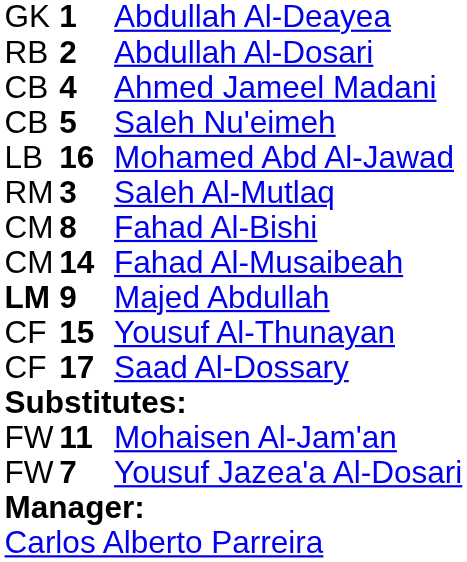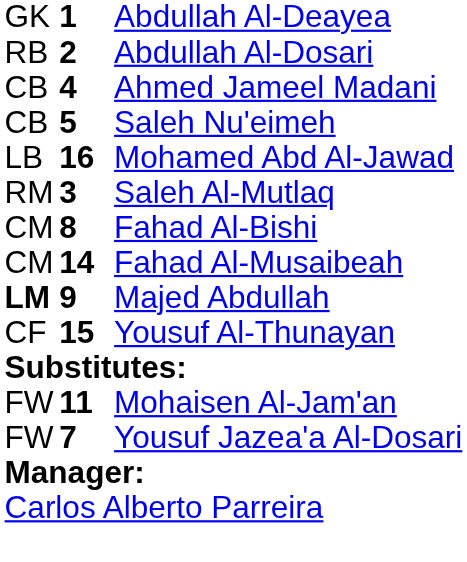- row: (231, 367)
